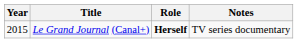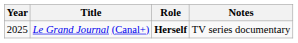(17, 29) 2015 -> (17, 29) 2025
